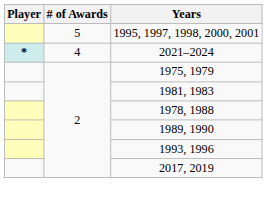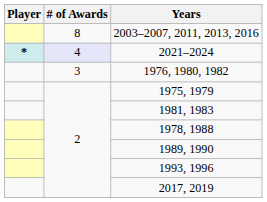+ row: (186, 33)
- row: (186, 33)
(77, 52) no background -> (77, 52) lavender background
+ row: (186, 71)
